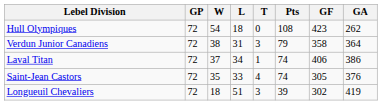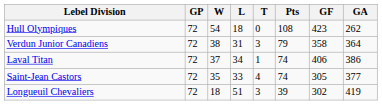(353, 76) 376 -> (353, 76) 377
